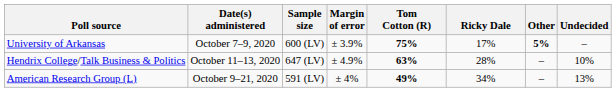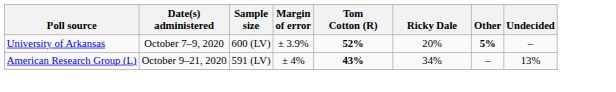(407, 43) 75% -> (353, 43) 52%
(486, 43) 17% -> (432, 43) 20%
- row: (96, 61)
(407, 78) 49% -> (353, 61) 43%
